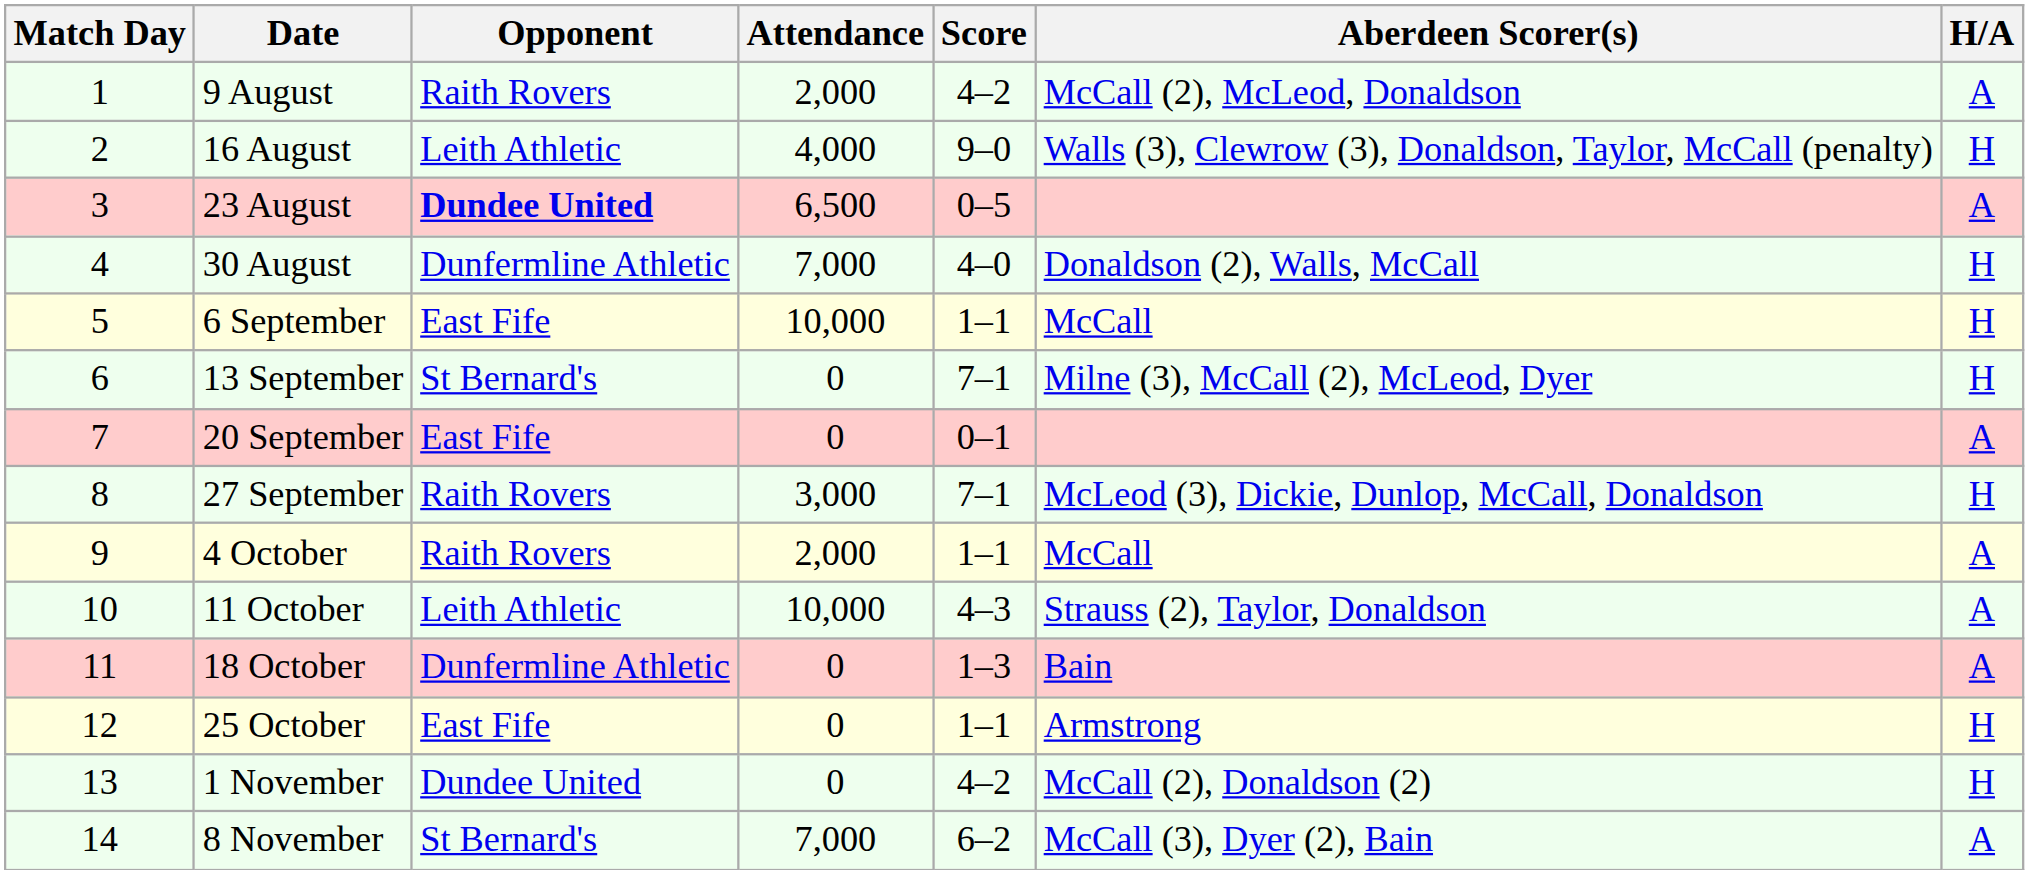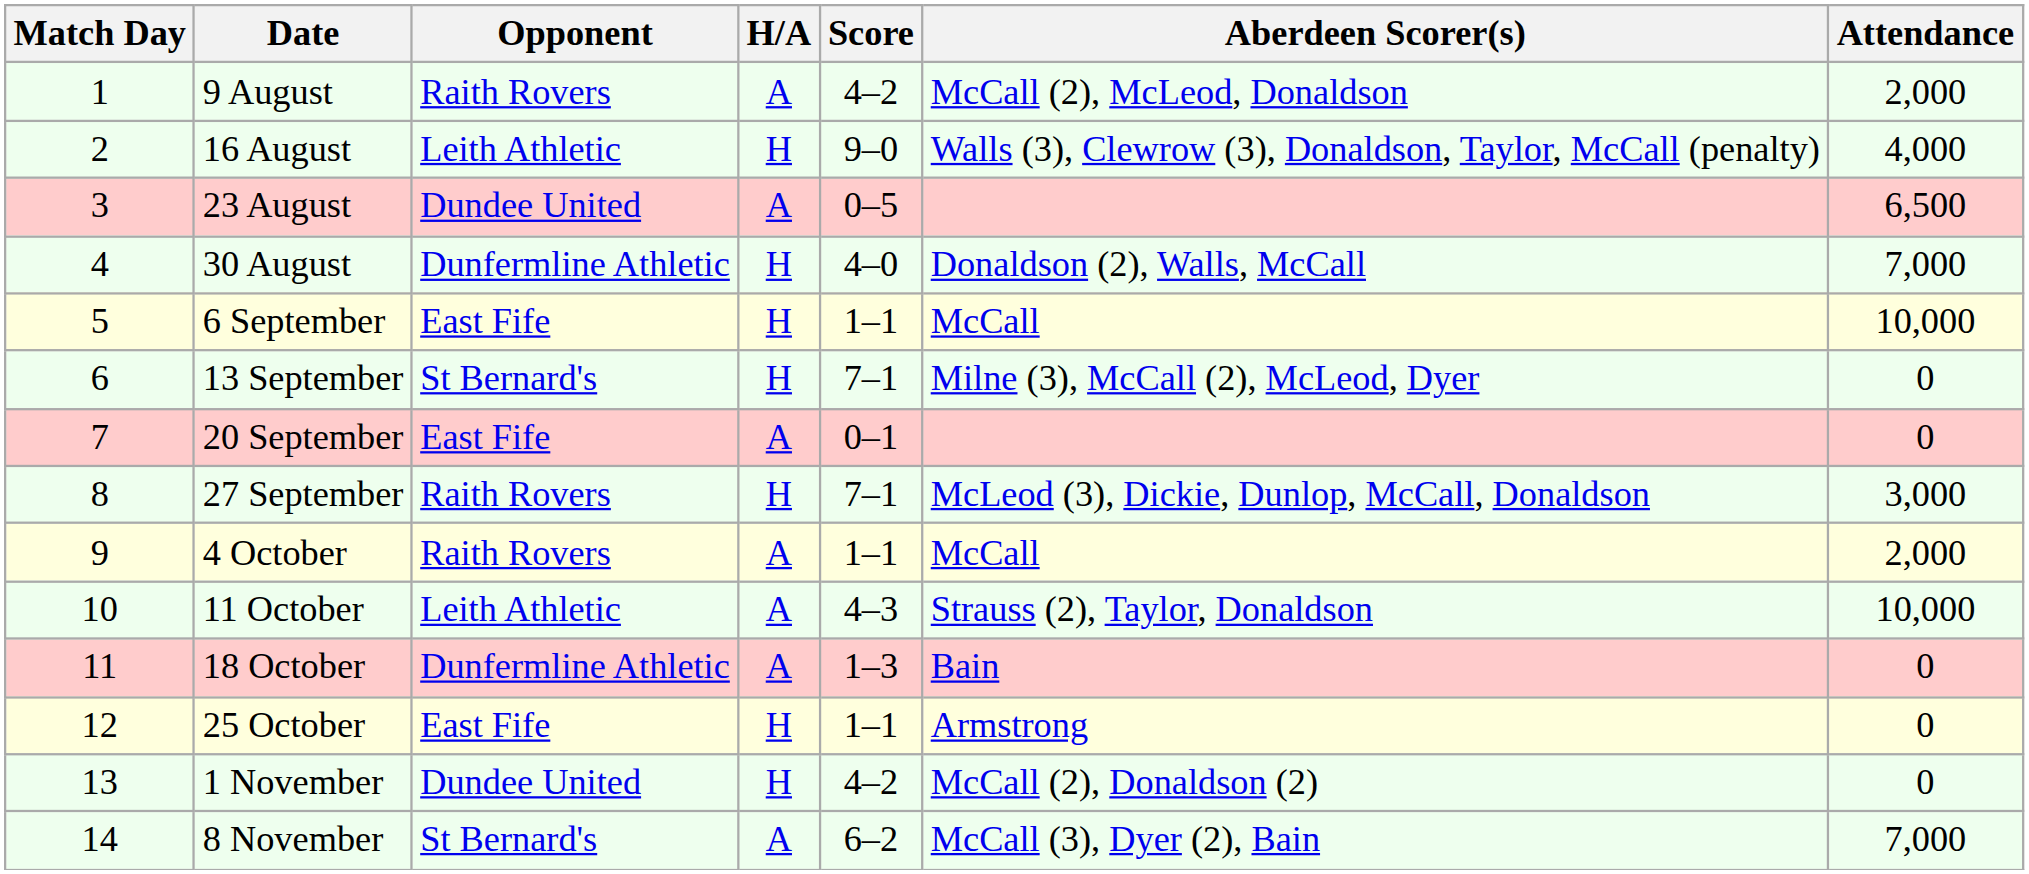columns swapped: (1982, 33) <-> (835, 33)
(537, 206) bold -> (531, 206) normal
